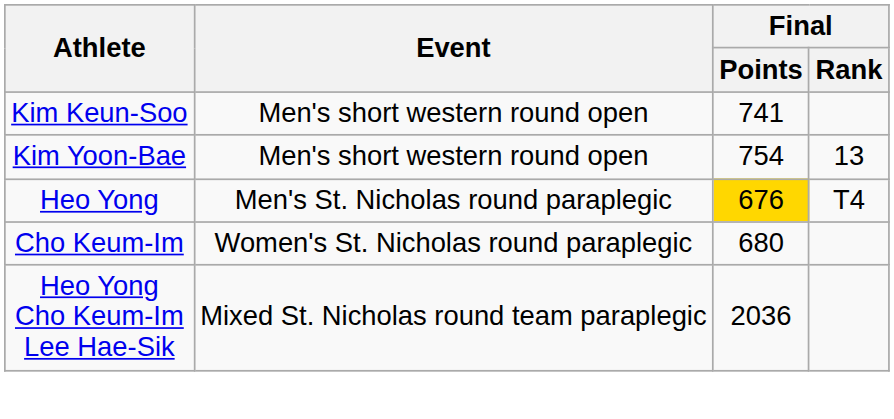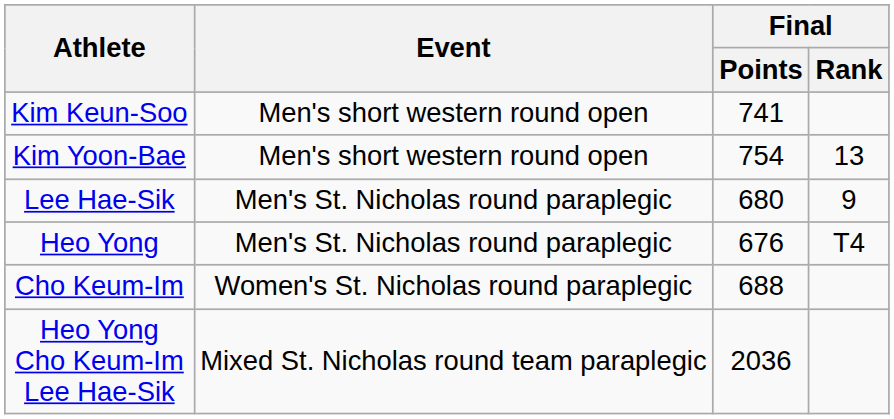+ row: (99, 199)
(761, 199) gold background -> (761, 243) no background
(761, 243) 680 -> (761, 286) 688
